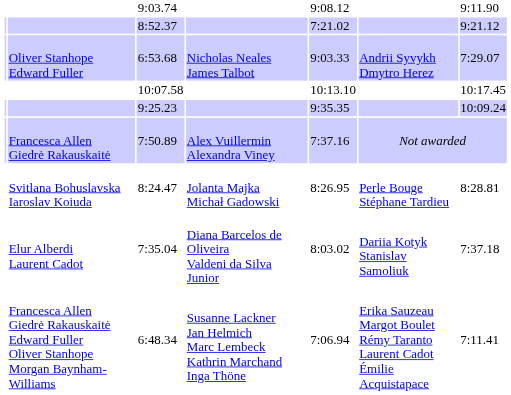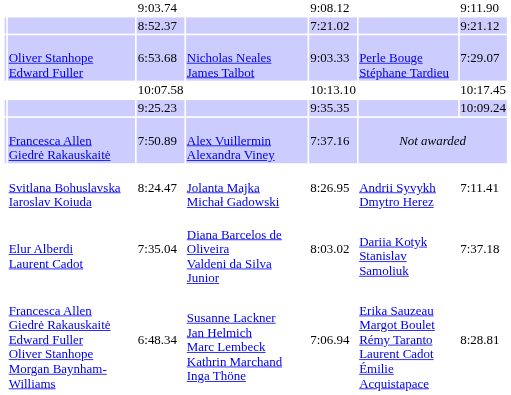(397, 65) Andrii Syvykh Dmytro Herez -> (404, 65) Perle Bouge Stéphane Tardieu
(404, 194) Perle Bouge Stéphane Tardieu -> (397, 194) Andrii Syvykh Dmytro Herez
(480, 187) 8:28.81 -> (480, 187) 7:11.41
(480, 339) 7:11.41 -> (480, 339) 8:28.81
